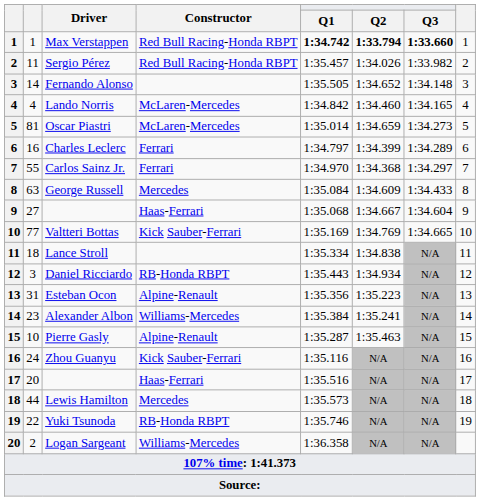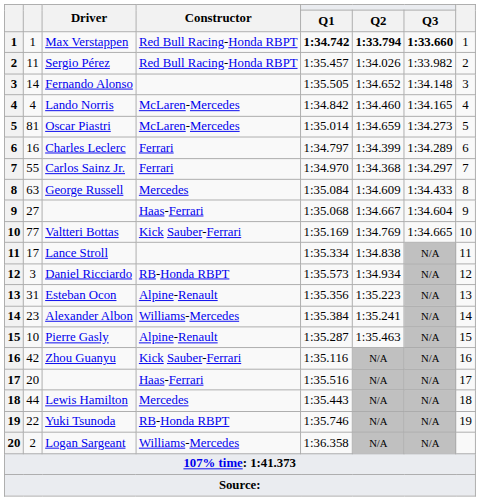(33, 252) 18 -> (33, 252) 17
(326, 273) 1:35.443 -> (326, 273) 1:35.573
(33, 358) 24 -> (33, 358) 42
(326, 400) 1:35.573 -> (326, 400) 1:35.443
